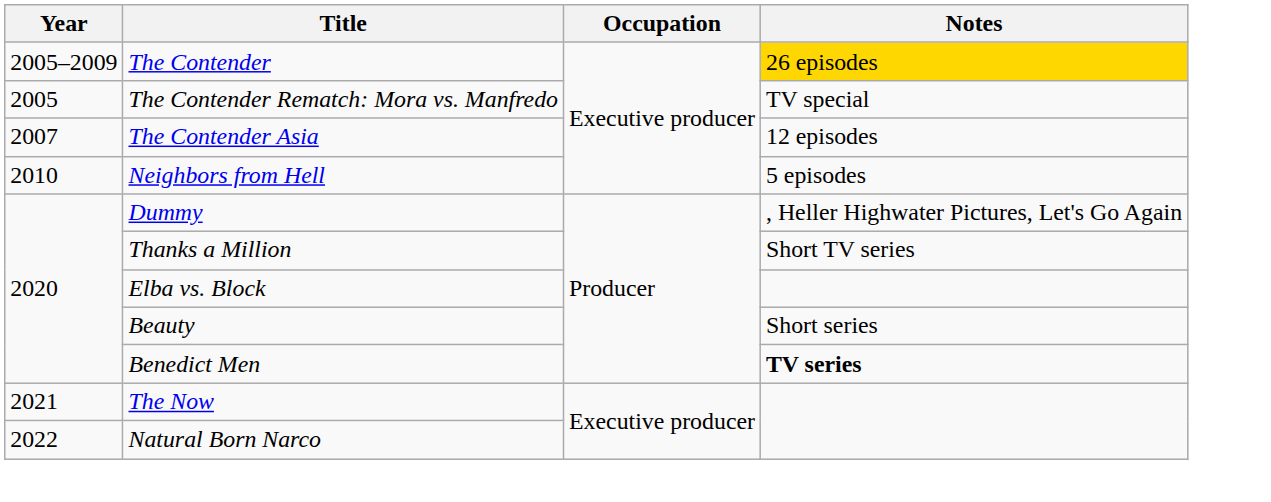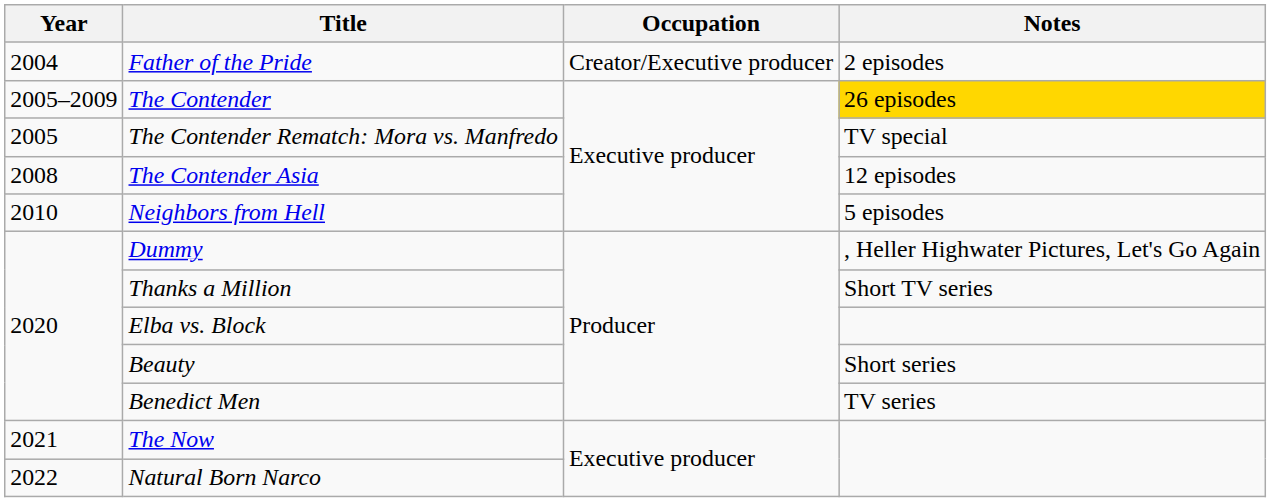+ row: (220, 61)
(34, 136) 2007 -> (34, 174) 2008
(814, 363) bold -> (890, 401) normal
